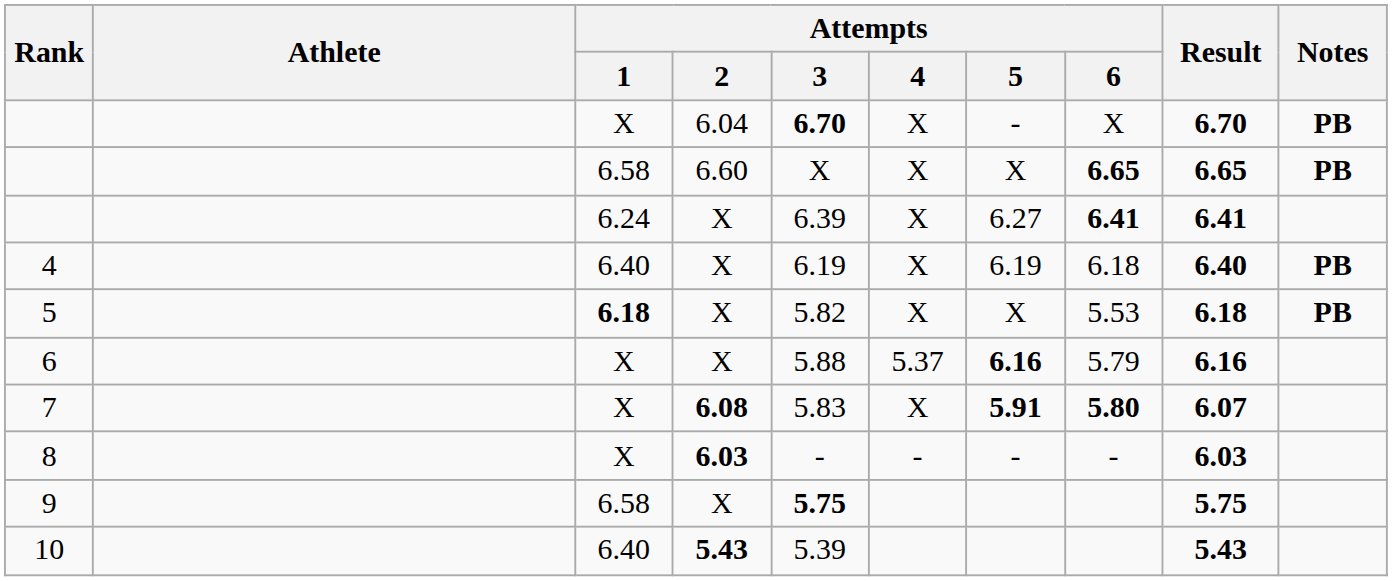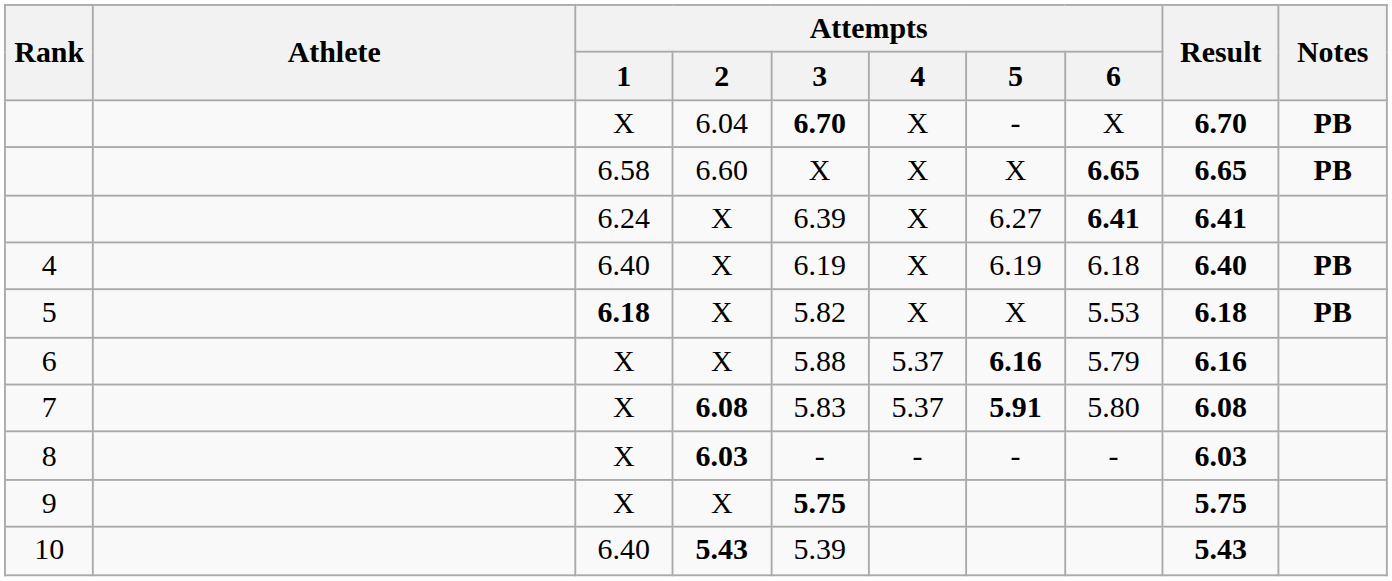(918, 407) X -> (918, 407) 5.37
(1113, 407) bold -> (1113, 407) normal
(1221, 407) 6.07 -> (1221, 407) 6.08
(624, 502) 6.58 -> (624, 502) X
